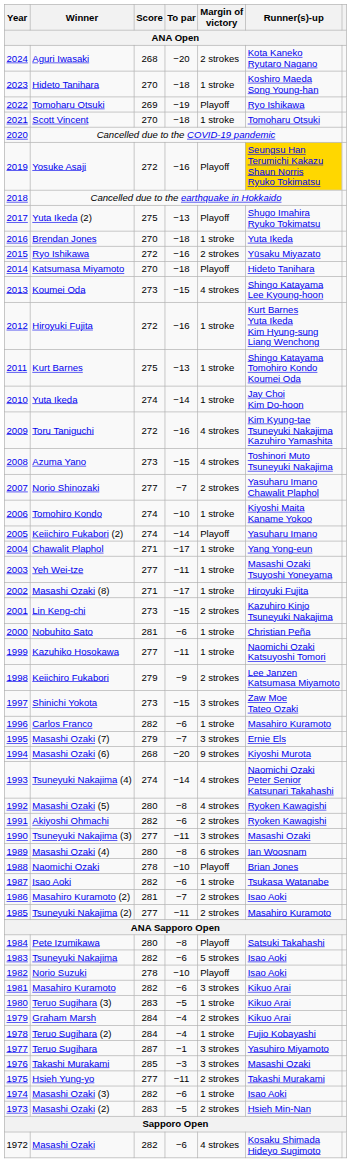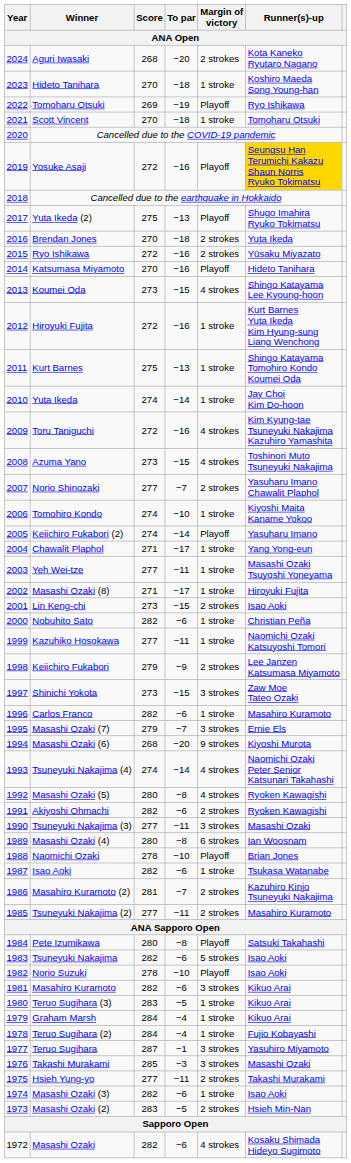(217, 239) 1 stroke -> (220, 239) 2 strokes
(181, 269) −18 -> (181, 269) −16
(290, 611) Kazuhiro Kinjo Tsuneyuki Nakajima -> (267, 605) Isao Aoki
(149, 631) 281 -> (149, 620) 282
(267, 897) Isao Aoki -> (290, 892) Kazuhiro Kinjo Tsuneyuki Nakajima
(220, 1018) 2 strokes -> (217, 1018) 1 stroke
